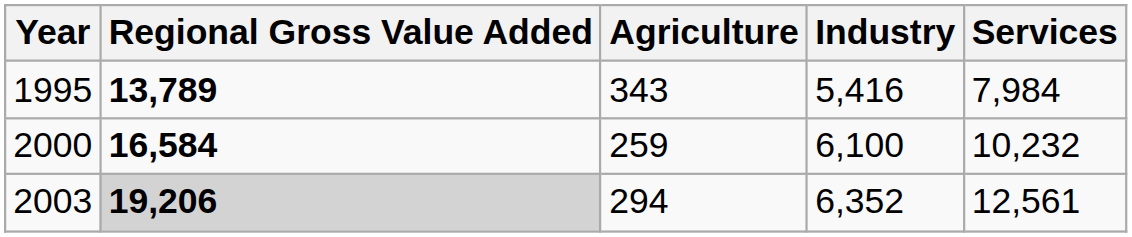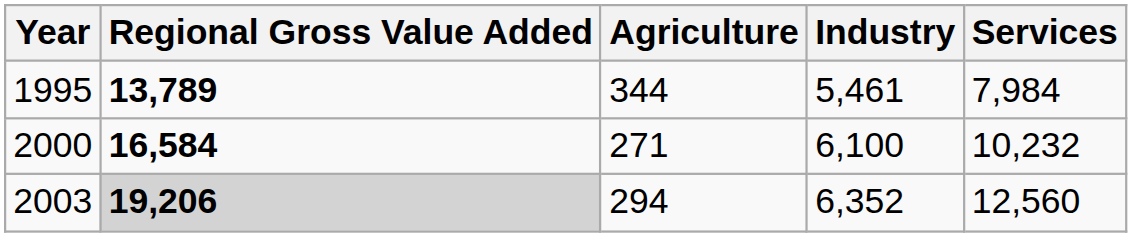(639, 88) 343 -> (639, 88) 344
(860, 88) 5,416 -> (860, 88) 5,461
(639, 145) 259 -> (639, 145) 271
(1026, 201) 12,561 -> (1026, 201) 12,560
